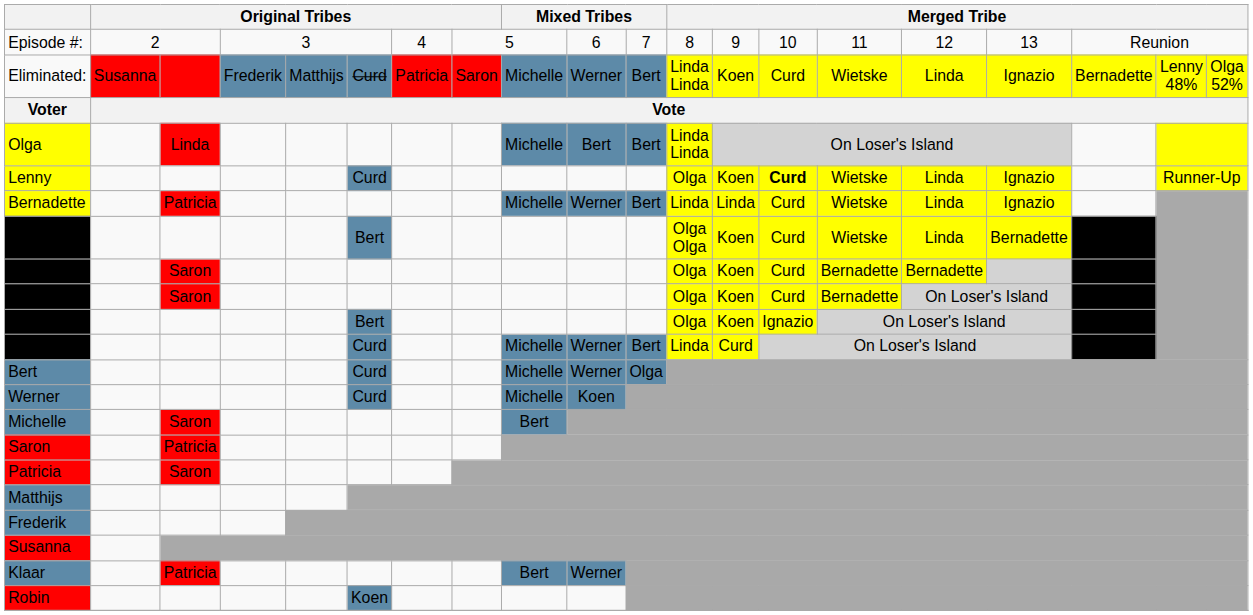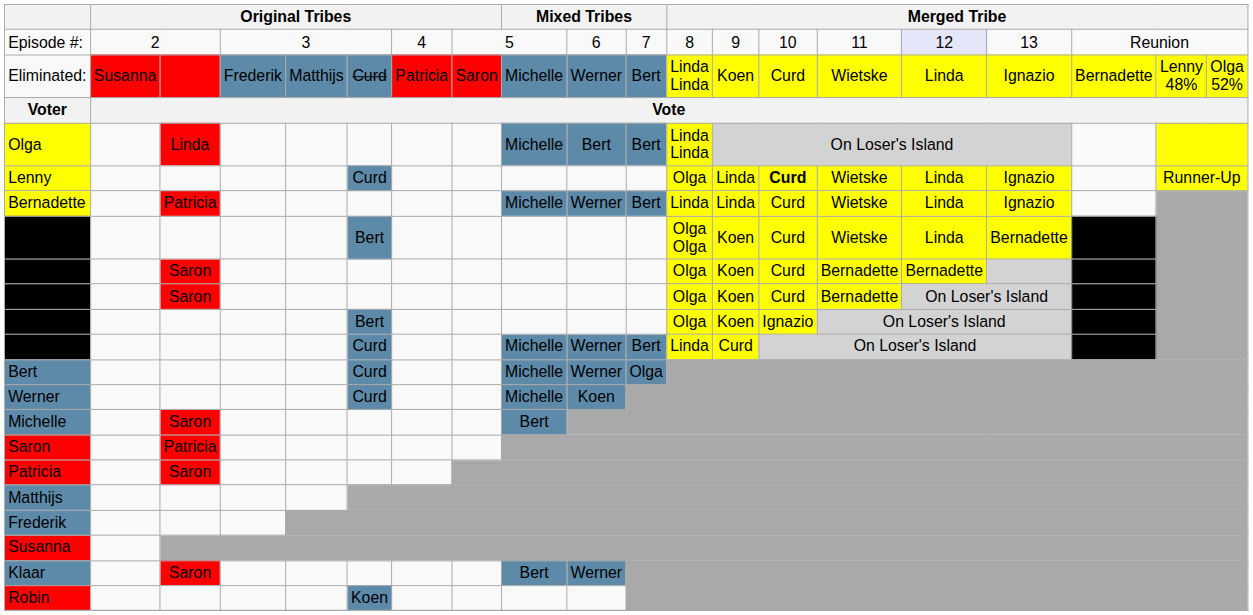(944, 42) no background -> (944, 42) lavender background
(736, 178) Koen -> (736, 178) Linda
(190, 572) Patricia -> (190, 572) Saron
